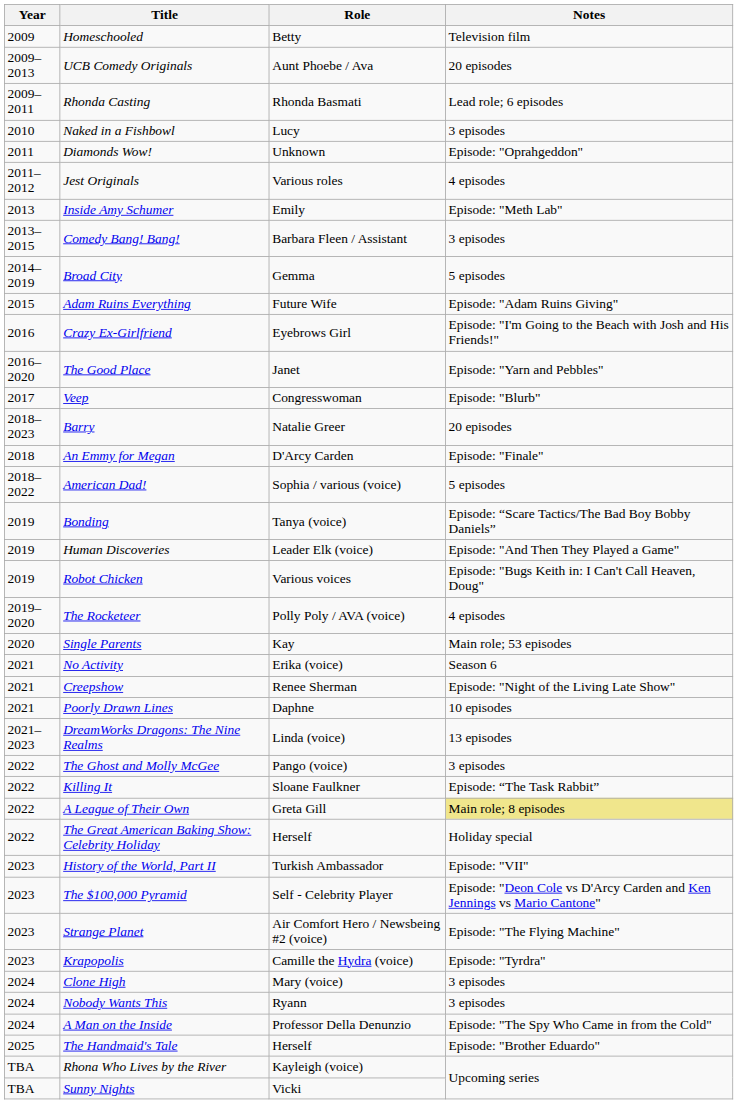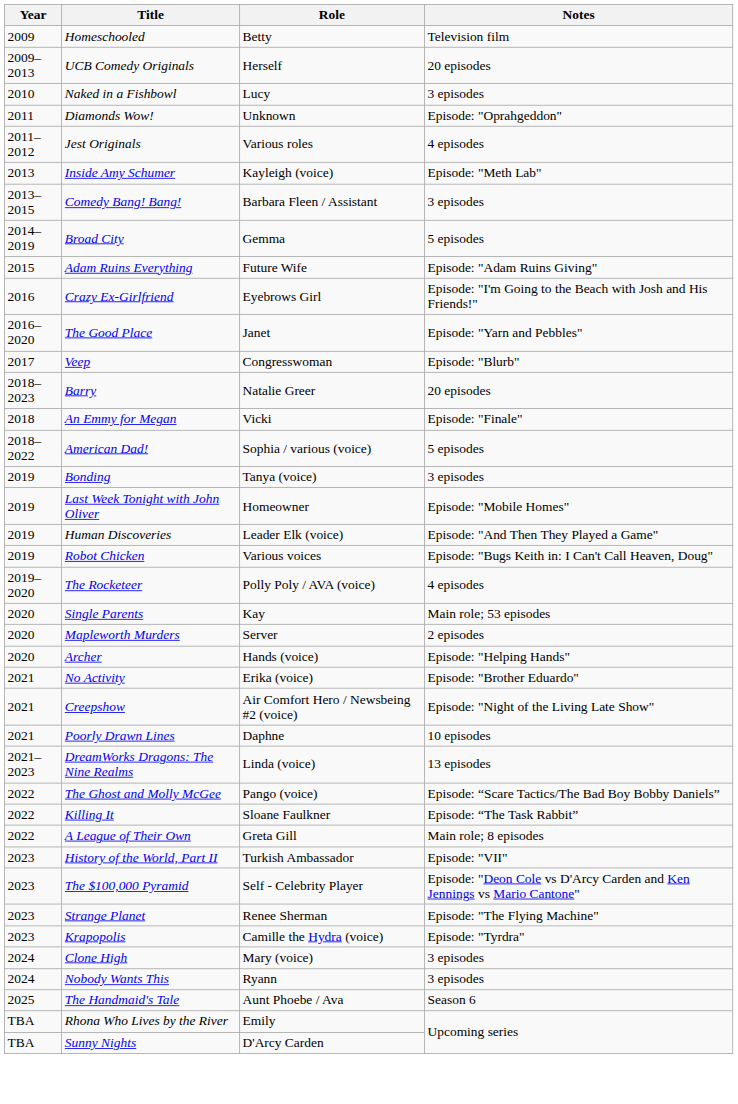(323, 65) Aunt Phoebe / Ava -> (262, 65) Herself
- row: (107, 101)
(289, 209) Emily -> (288, 173) Kayleigh (voice)
(313, 455) D'Arcy Carden -> (257, 419) Vicki
(569, 521) Episode: “Scare Tactics/The Bad Boy Bobby Daniels” -> (456, 477) 3 episodes
+ row: (142, 506)
+ row: (122, 635)
+ row: (83, 656)
(473, 665) Season 6 -> (503, 677) Episode: "Brother Eduardo"
(315, 686) Renee Sherman -> (326, 706) Air Comfort Hero / Newsbeing #2 (voice)
(477, 765) 3 episodes -> (574, 793) Episode: “Scare Tactics/The Bad Boy Bobby Daniels”
(507, 808) khaki background -> (486, 836) no background
- row: (157, 837)
(356, 931) Air Comfort Hero / Newsbeing #2 (voice) -> (285, 915) Renee Sherman
- row: (118, 1024)
(292, 1045) Herself -> (293, 1000) Aunt Phoebe / Ava
(524, 1045) Episode: "Brother Eduardo" -> (452, 1000) Season 6
(318, 1067) Kayleigh (voice) -> (259, 1021) Emily
(287, 1088) Vicki -> (283, 1043) D'Arcy Carden
